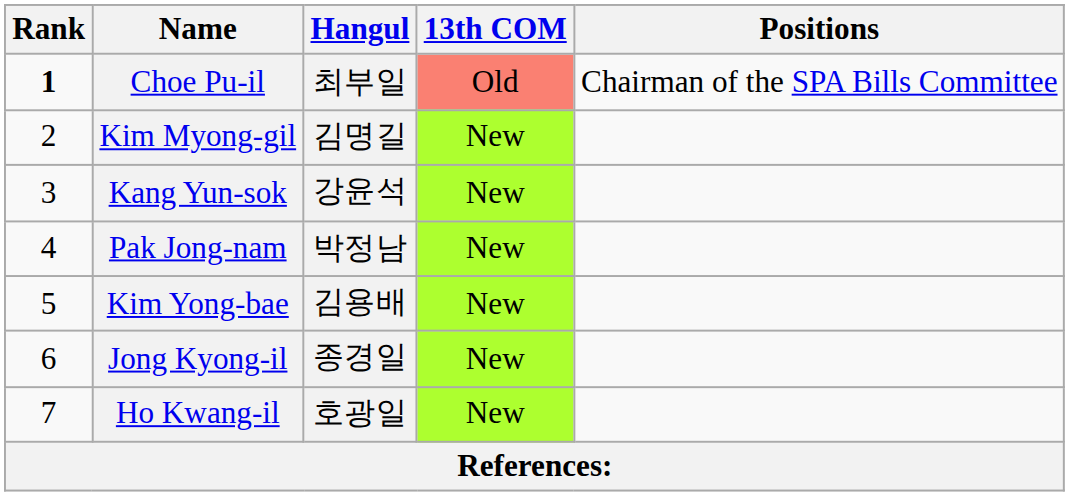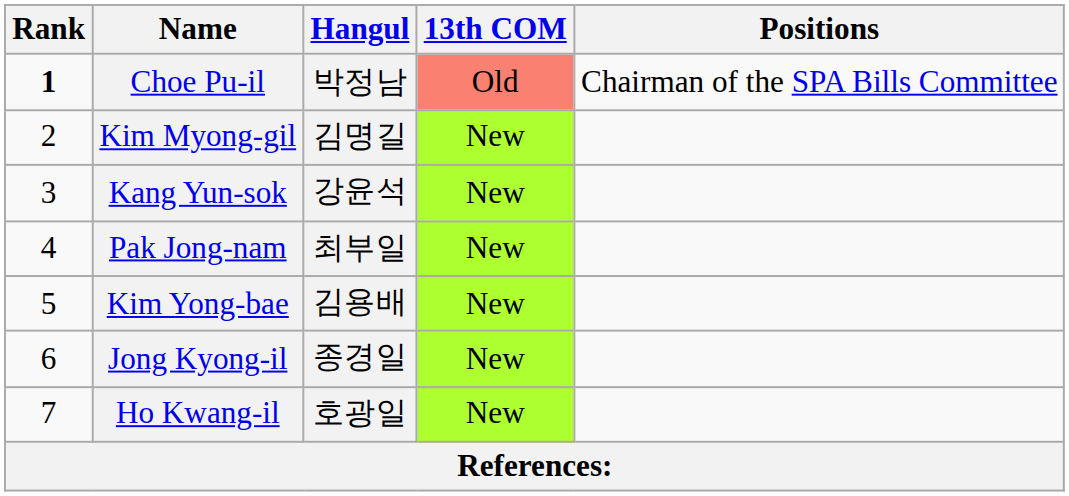(360, 80) 최부일 -> (360, 80) 박정남
(360, 246) 박정남 -> (360, 246) 최부일
